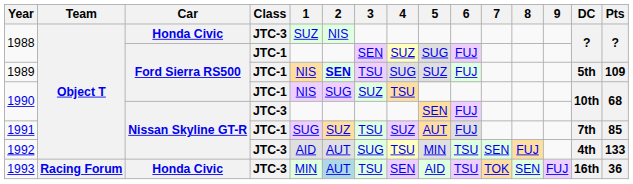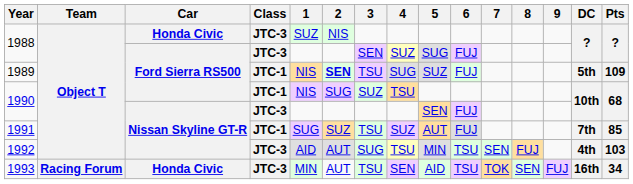(270, 53) JTC-1 -> (270, 53) JTC-3
(615, 150) 133 -> (615, 150) 103
(338, 169) lightblue background -> (338, 169) no background
(615, 169) 36 -> (615, 169) 34
